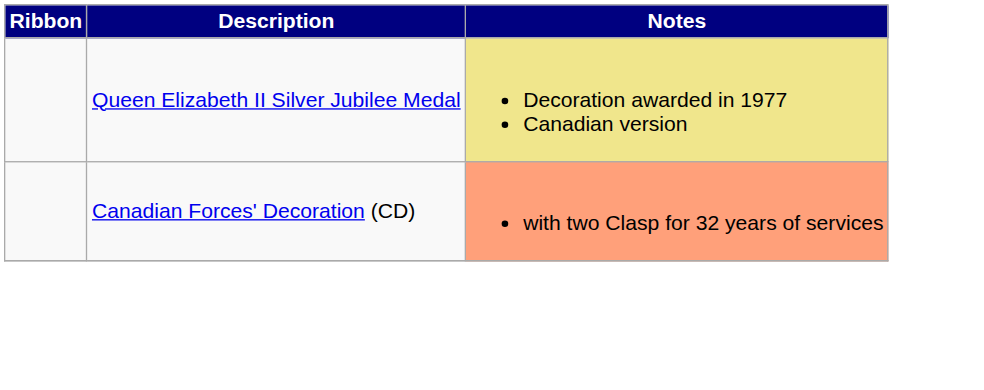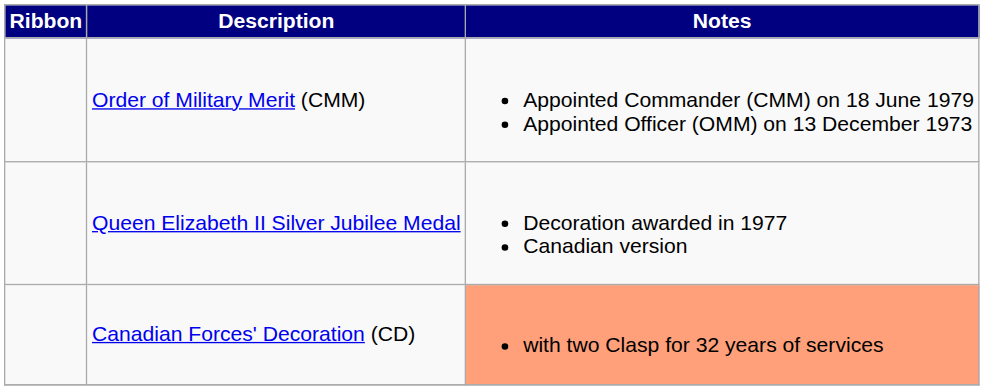+ row: (229, 99)
(677, 112) khaki background -> (722, 235) no background
